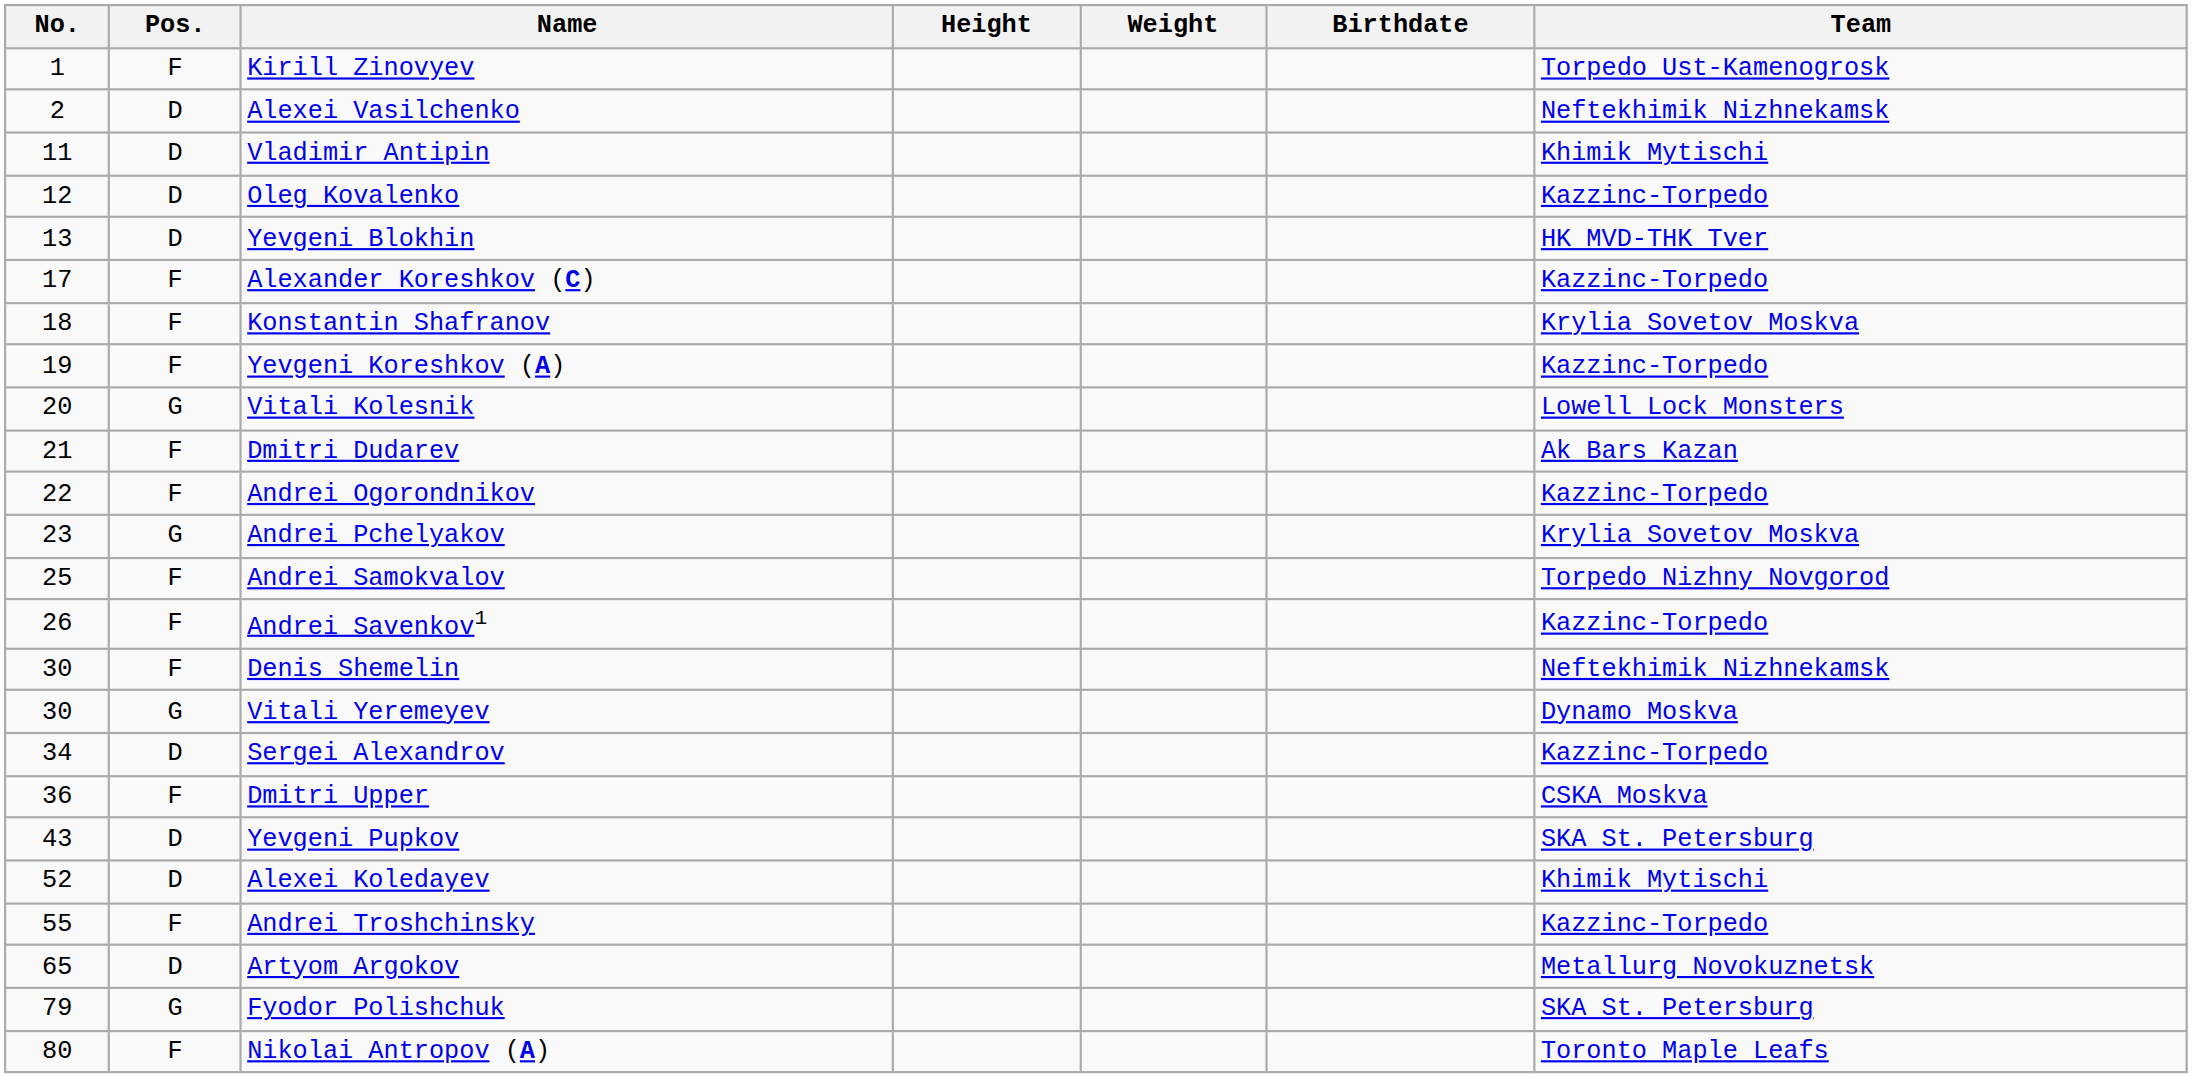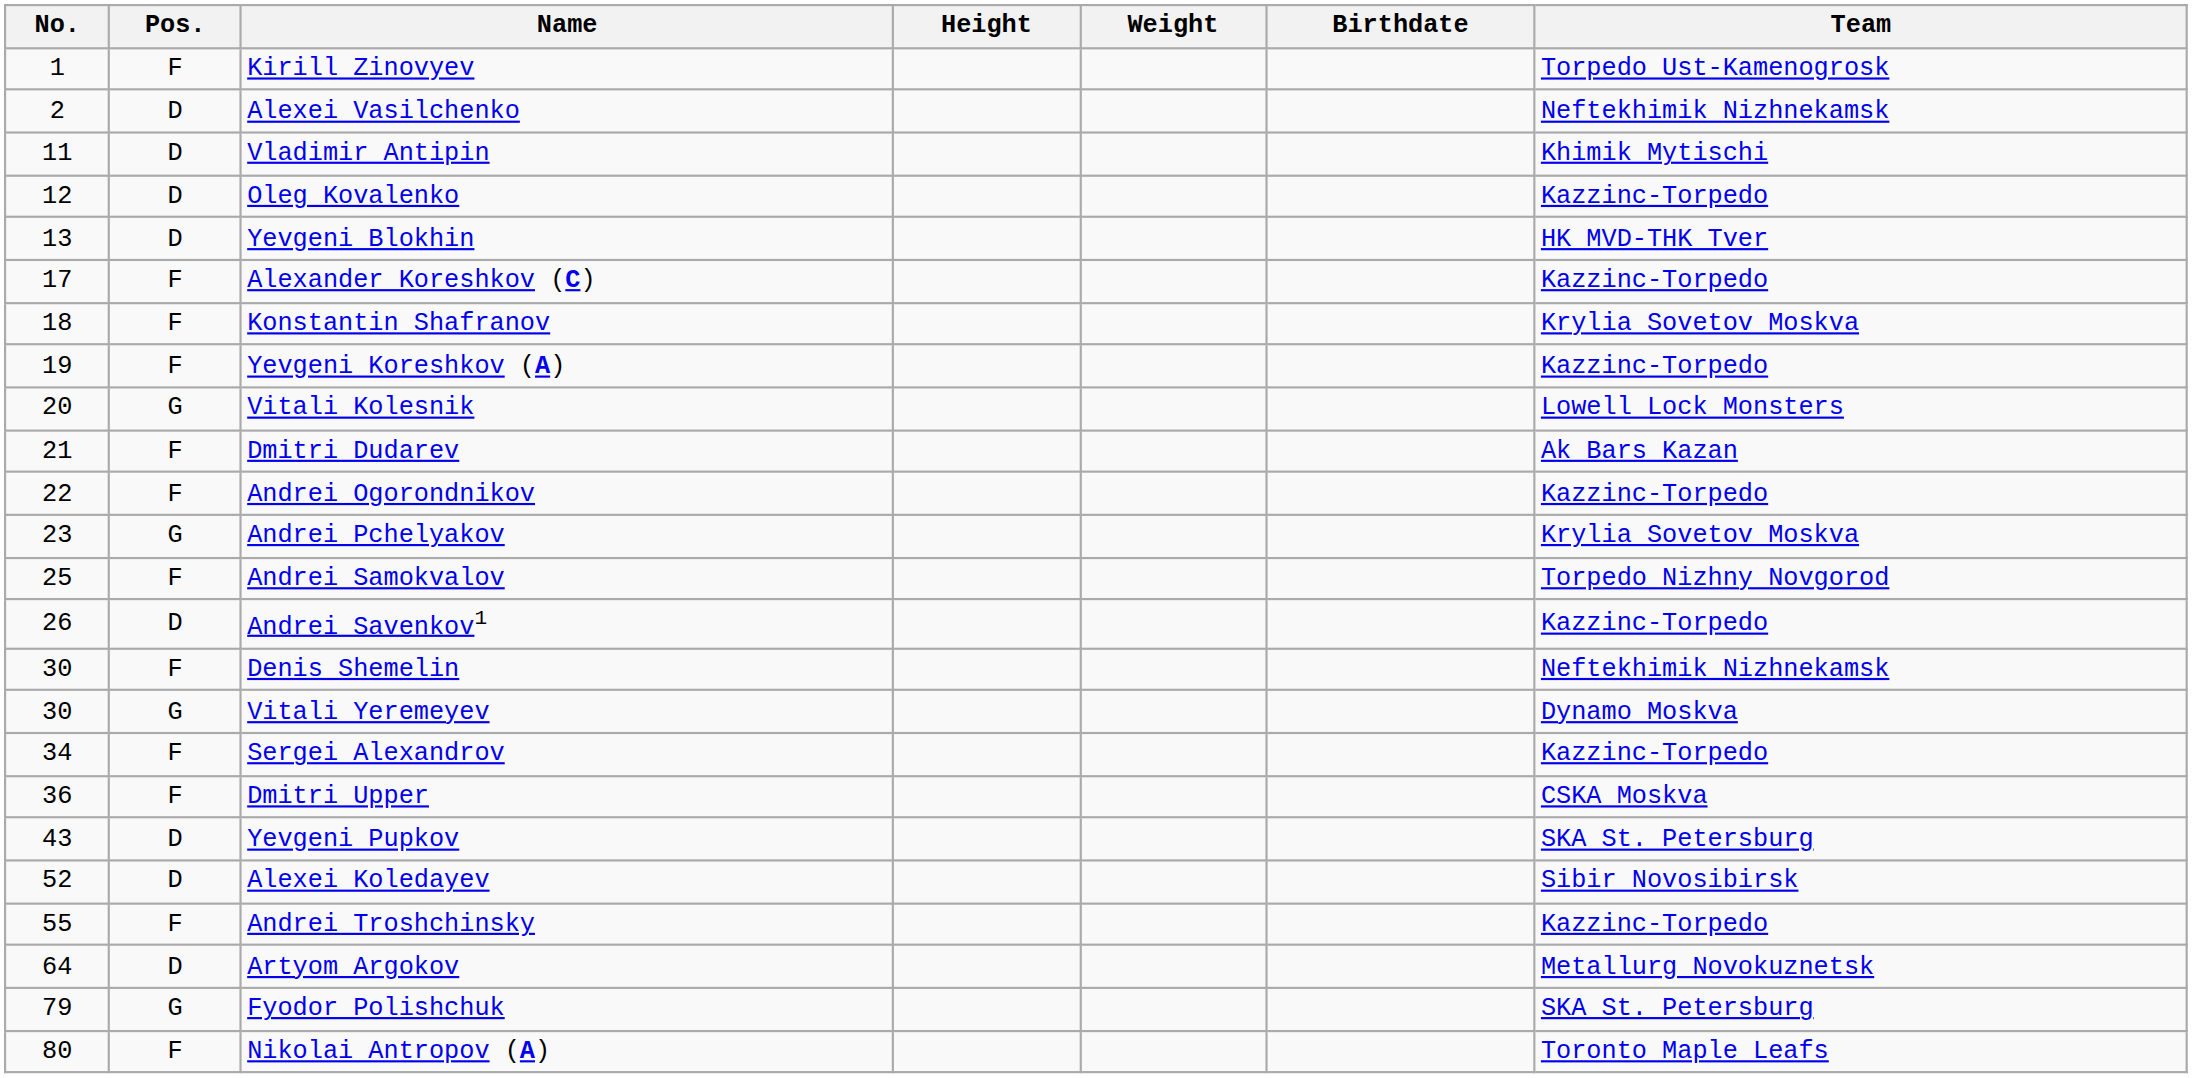(175, 624) F -> (175, 624) D
(175, 754) D -> (175, 754) F
(1655, 881) Khimik Mytischi -> (1670, 881) Sibir Novosibirsk
(57, 966) 65 -> (57, 966) 64
